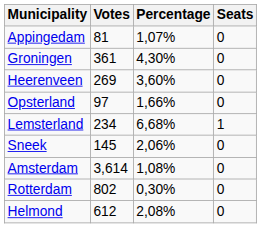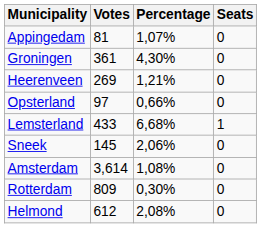(156, 80) 3,60% -> (156, 80) 1,21%
(156, 102) 1,66% -> (156, 102) 0,66%
(105, 124) 234 -> (105, 124) 433
(105, 189) 802 -> (105, 189) 809
